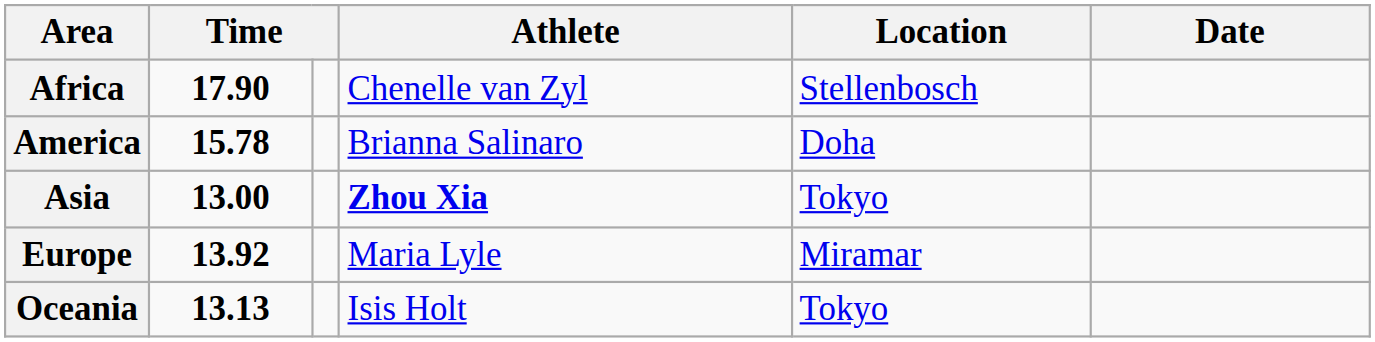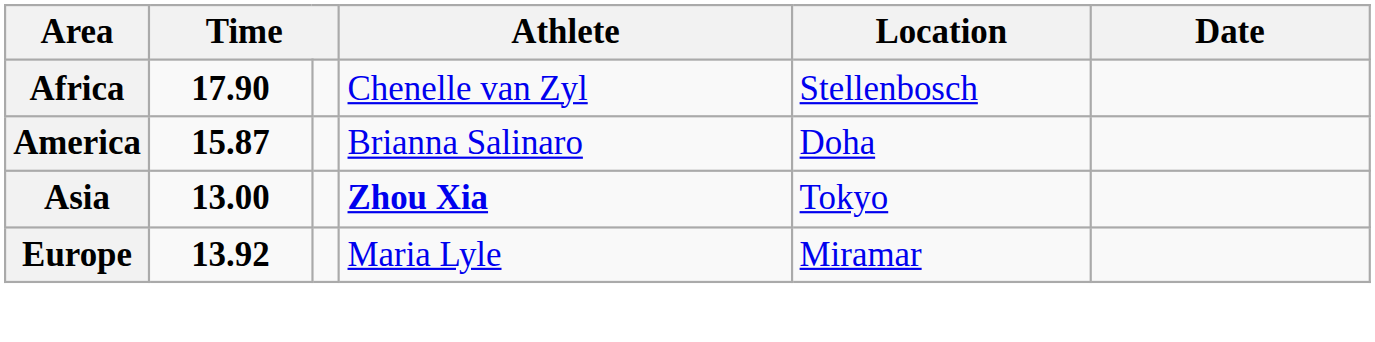(230, 142) 15.78 -> (230, 142) 15.87
- row: (77, 308)
